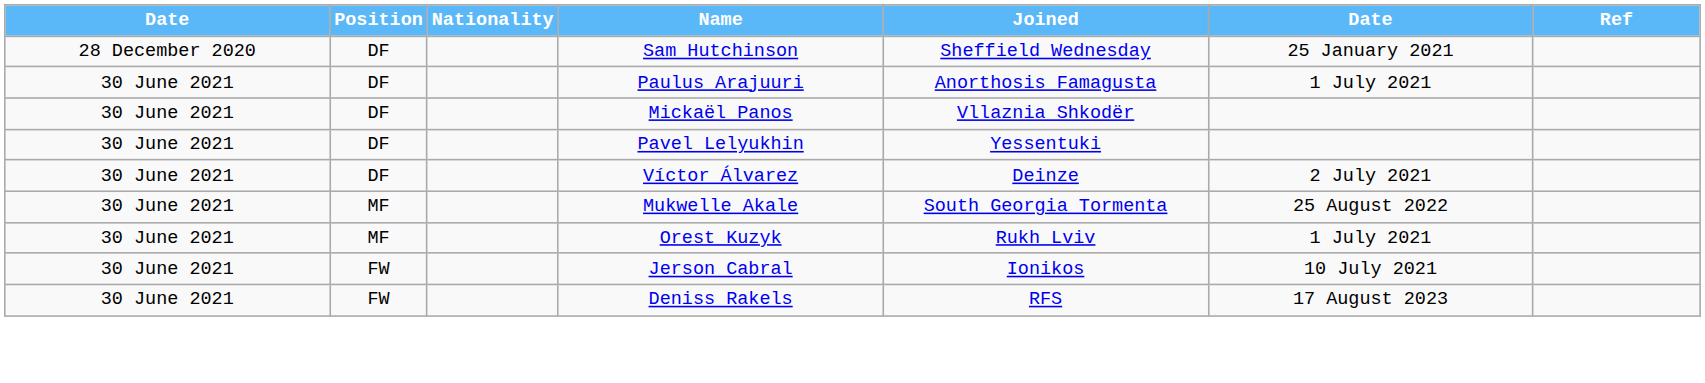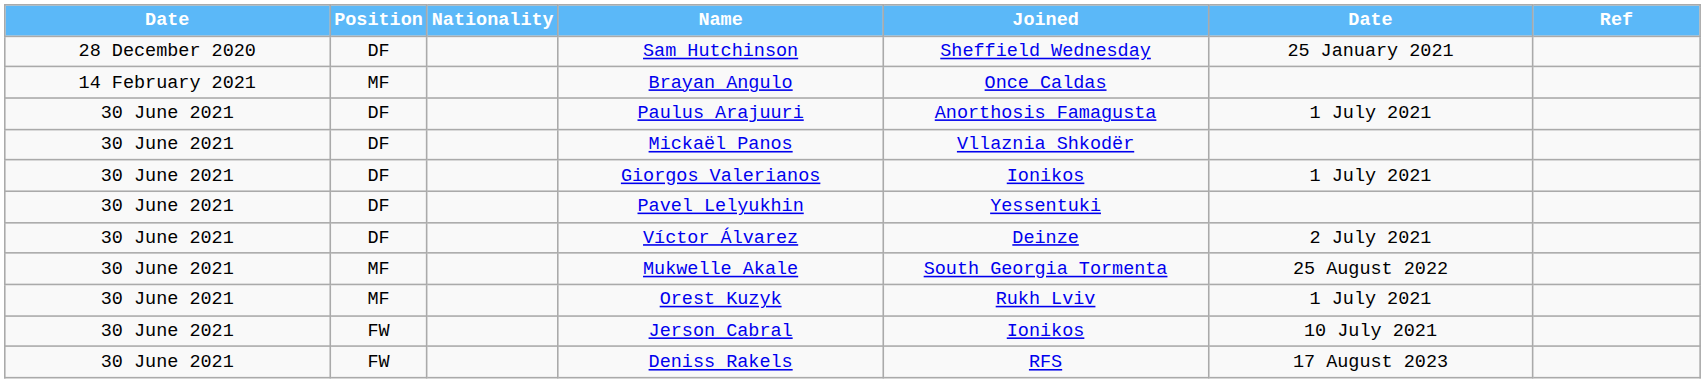+ row: (721, 82)
+ row: (721, 175)
